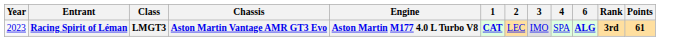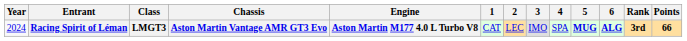+ column: (585, 12)
(16, 27) 2023 -> (16, 27) 2024
(493, 27) bold -> (492, 27) normal
(640, 27) 61 -> (667, 27) 66
